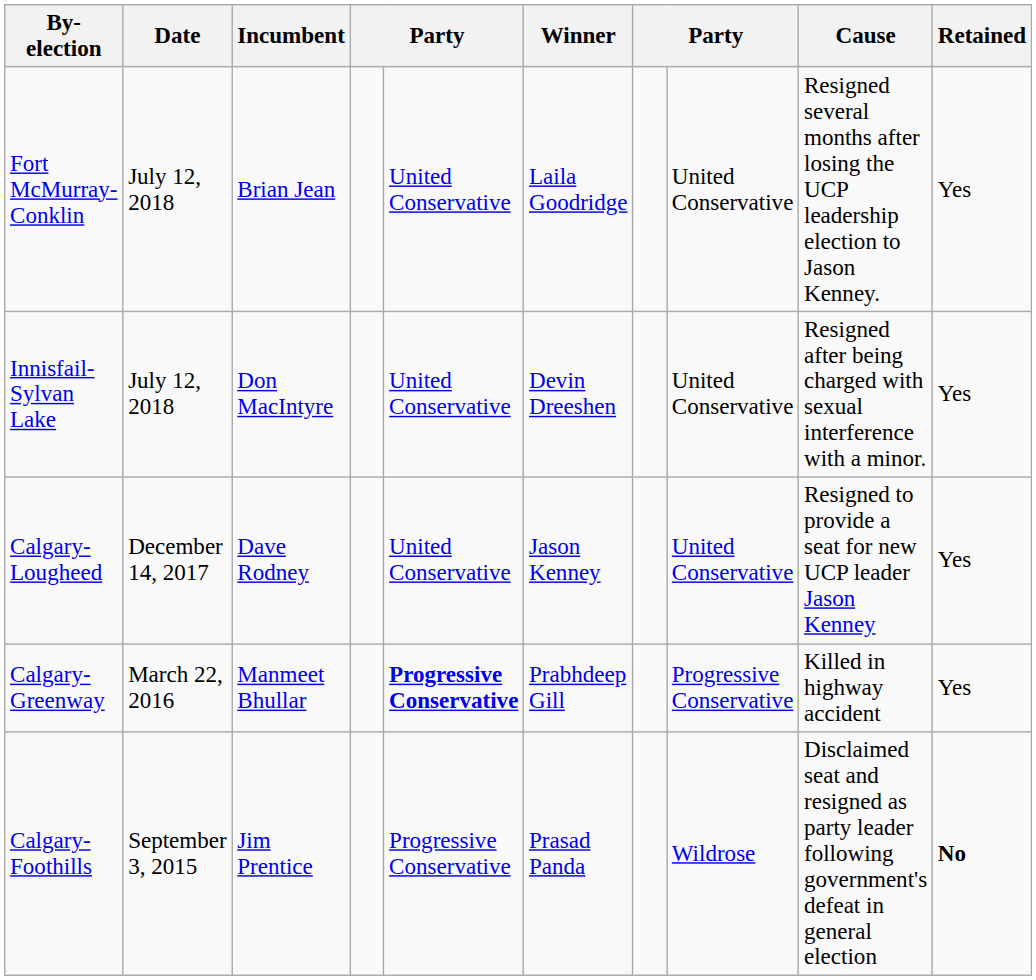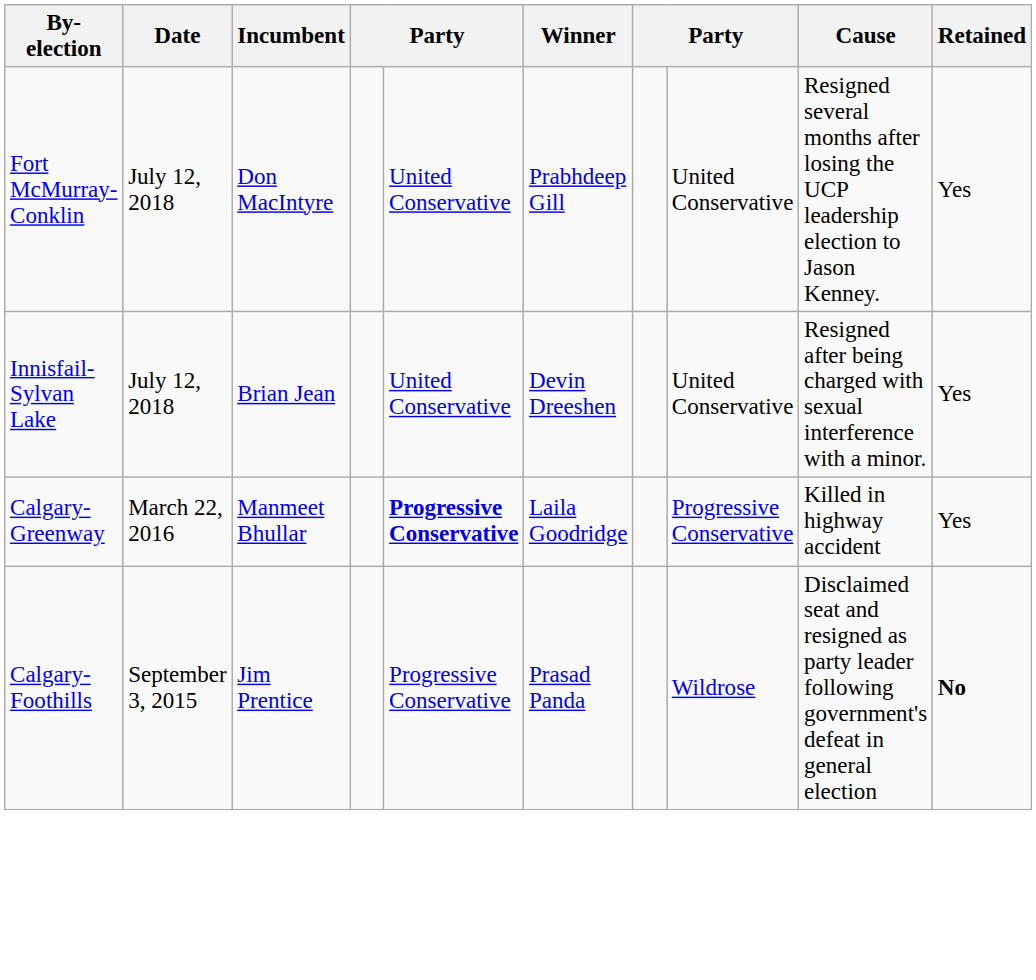(286, 188) Brian Jean -> (285, 188) Don MacIntyre
(578, 188) Laila Goodridge -> (578, 188) Prabhdeep Gill
(285, 393) Don MacIntyre -> (286, 393) Brian Jean
- row: (56, 560)
(578, 687) Prabhdeep Gill -> (578, 521) Laila Goodridge
